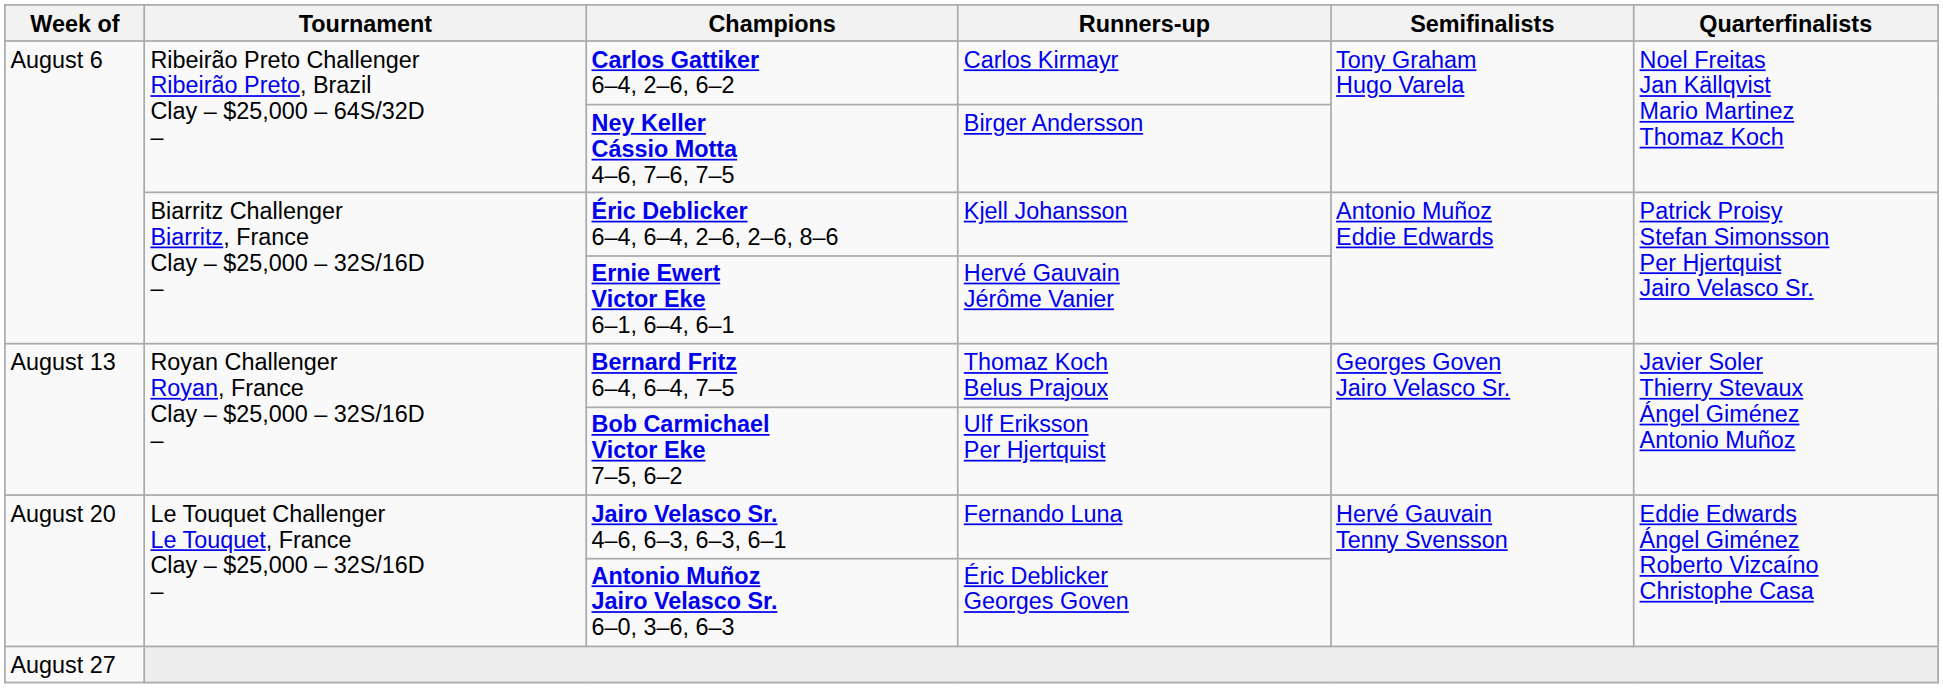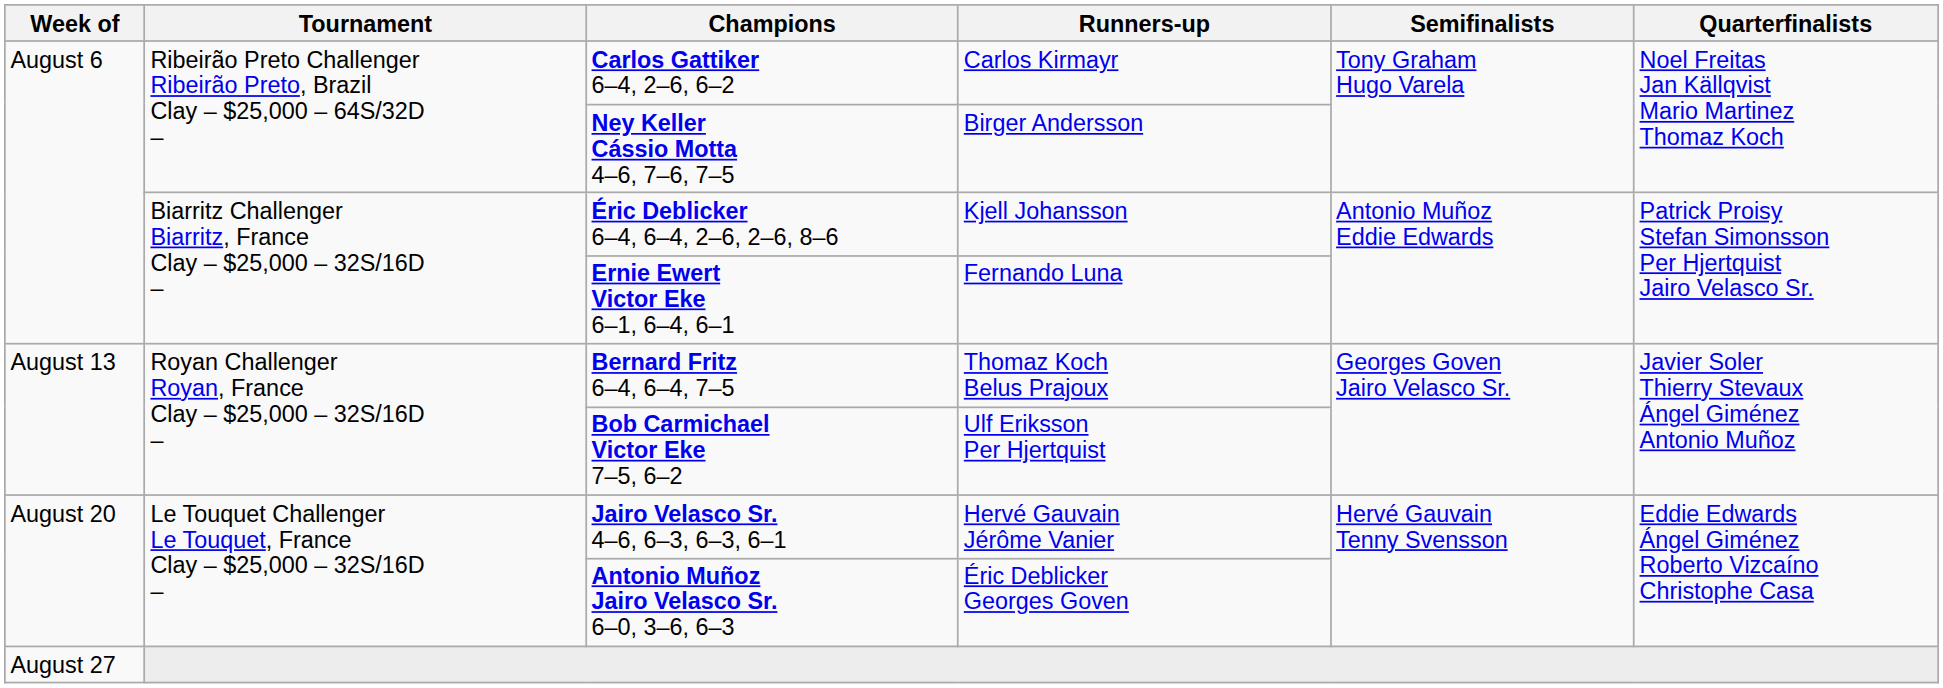(1042, 286) Hervé Gauvain Jérôme Vanier -> (1043, 274) Fernando Luna
(1043, 513) Fernando Luna -> (1042, 526) Hervé Gauvain Jérôme Vanier
